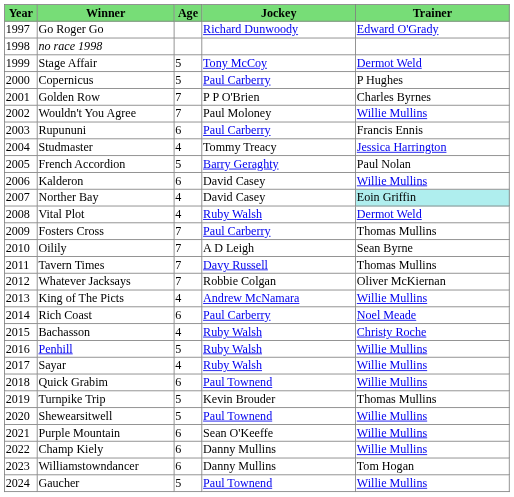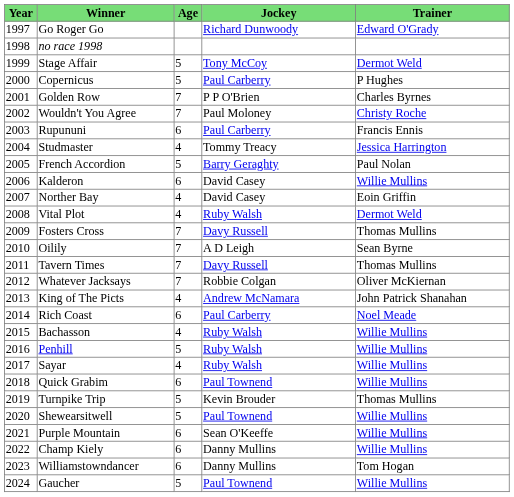(392, 113) Willie Mullins -> (392, 113) Christy Roche
(386, 197) paleturquoise background -> (386, 197) no background
(237, 231) Paul Carberry -> (235, 231) Davy Russell
(392, 298) Willie Mullins -> (412, 298) John Patrick Shanahan
(392, 332) Christy Roche -> (392, 332) Willie Mullins
